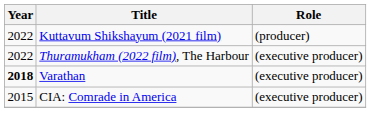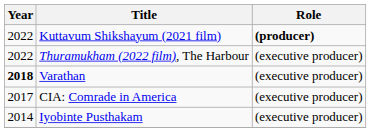(282, 35) normal -> (285, 35) bold
(20, 96) 2015 -> (20, 96) 2017
+ row: (91, 117)
